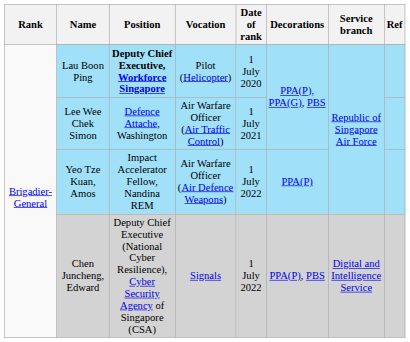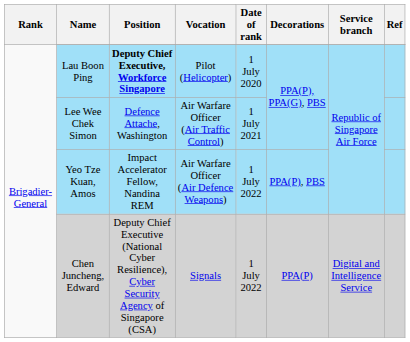(297, 181) PPA(P) -> (297, 181) PPA(P), PBS
(297, 275) PPA(P), PBS -> (297, 275) PPA(P)
